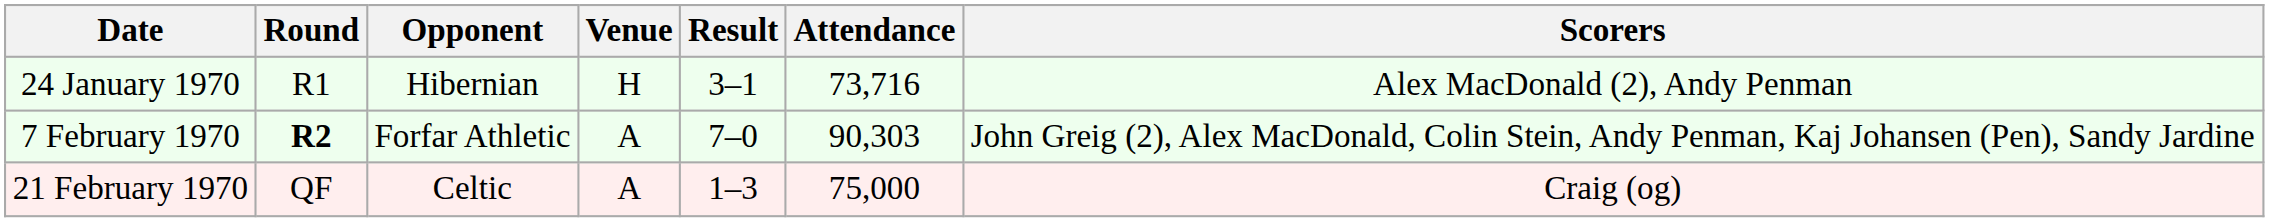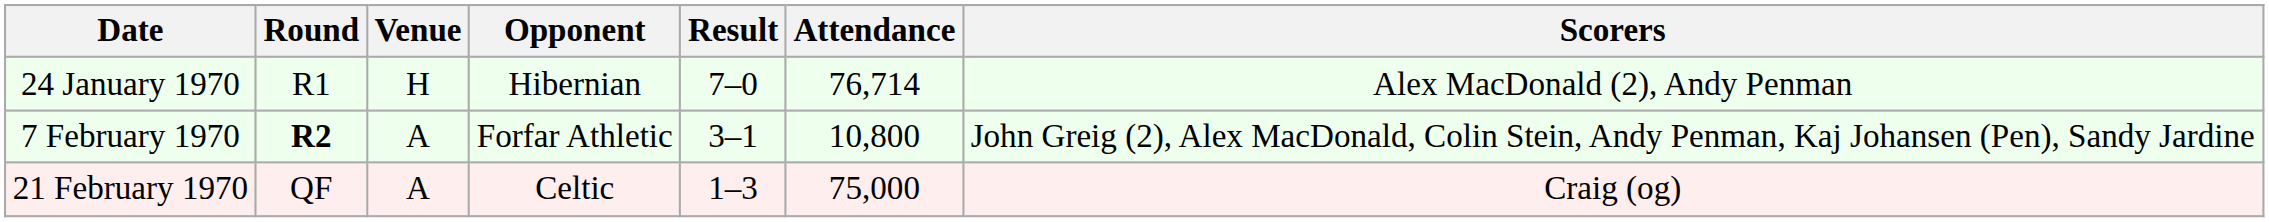columns swapped: (472, 30) <-> (629, 30)
(733, 83) 3–1 -> (733, 83) 7–0
(874, 83) 73,716 -> (874, 83) 76,714
(733, 135) 7–0 -> (733, 135) 3–1
(874, 135) 90,303 -> (874, 135) 10,800
